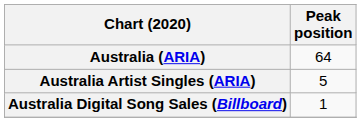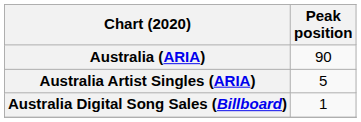(323, 57) 64 -> (323, 57) 90
